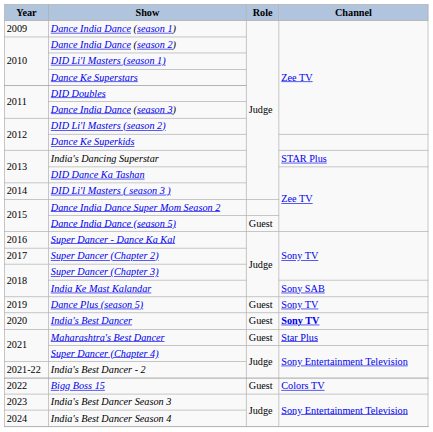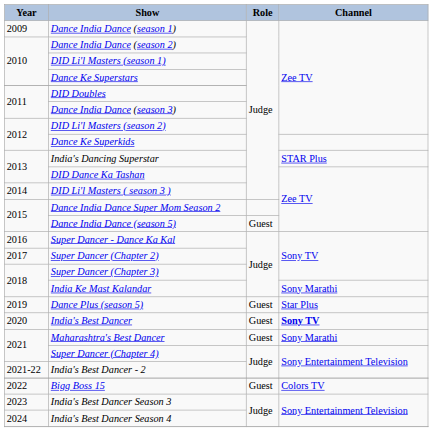(303, 288) Sony SAB -> (309, 288) Sony Marathi
(300, 304) Sony TV -> (300, 304) Star Plus
(300, 337) Star Plus -> (309, 337) Sony Marathi
